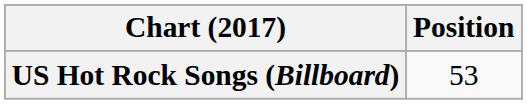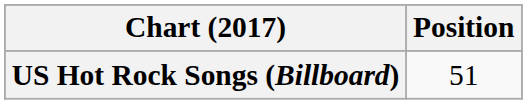(464, 74) 53 -> (464, 74) 51
